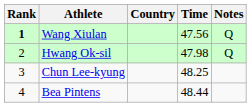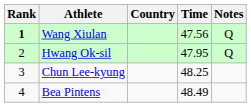(195, 53) 47.98 -> (195, 53) 47.95
(195, 92) 48.44 -> (195, 92) 48.49
